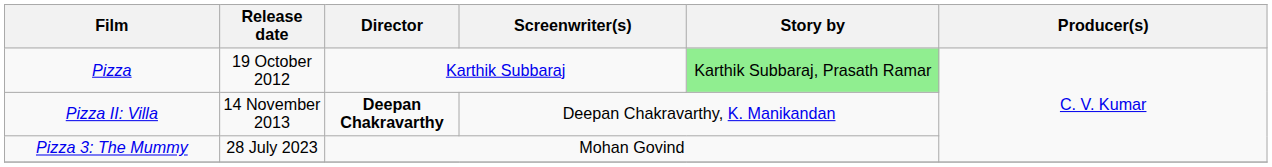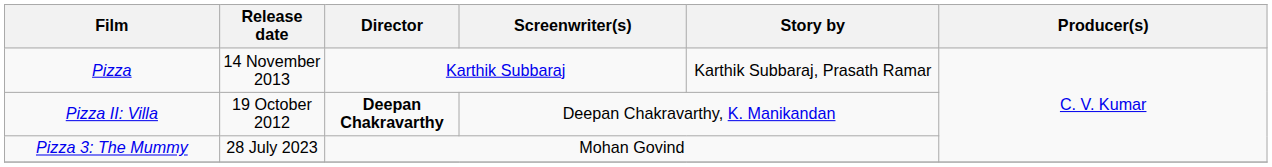(272, 70) 19 October 2012 -> (272, 70) 14 November 2013
(813, 70) lightgreen background -> (813, 70) no background
(272, 114) 14 November 2013 -> (272, 114) 19 October 2012
